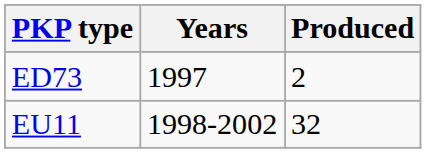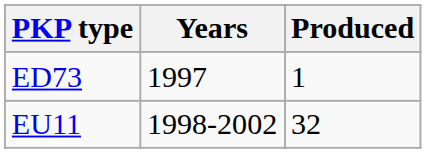(299, 76) 2 -> (299, 76) 1
